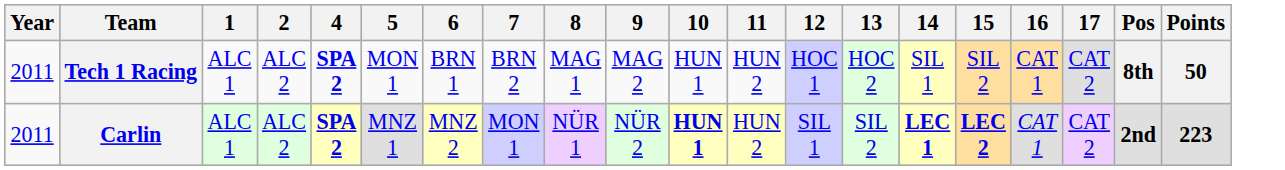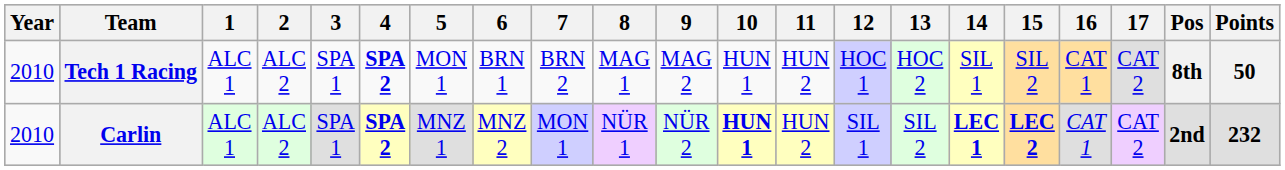+ column: (336, 22)
(32, 71) 2011 -> (32, 71) 2010
(32, 133) 2011 -> (32, 133) 2010
(1196, 133) 223 -> (1245, 133) 232
